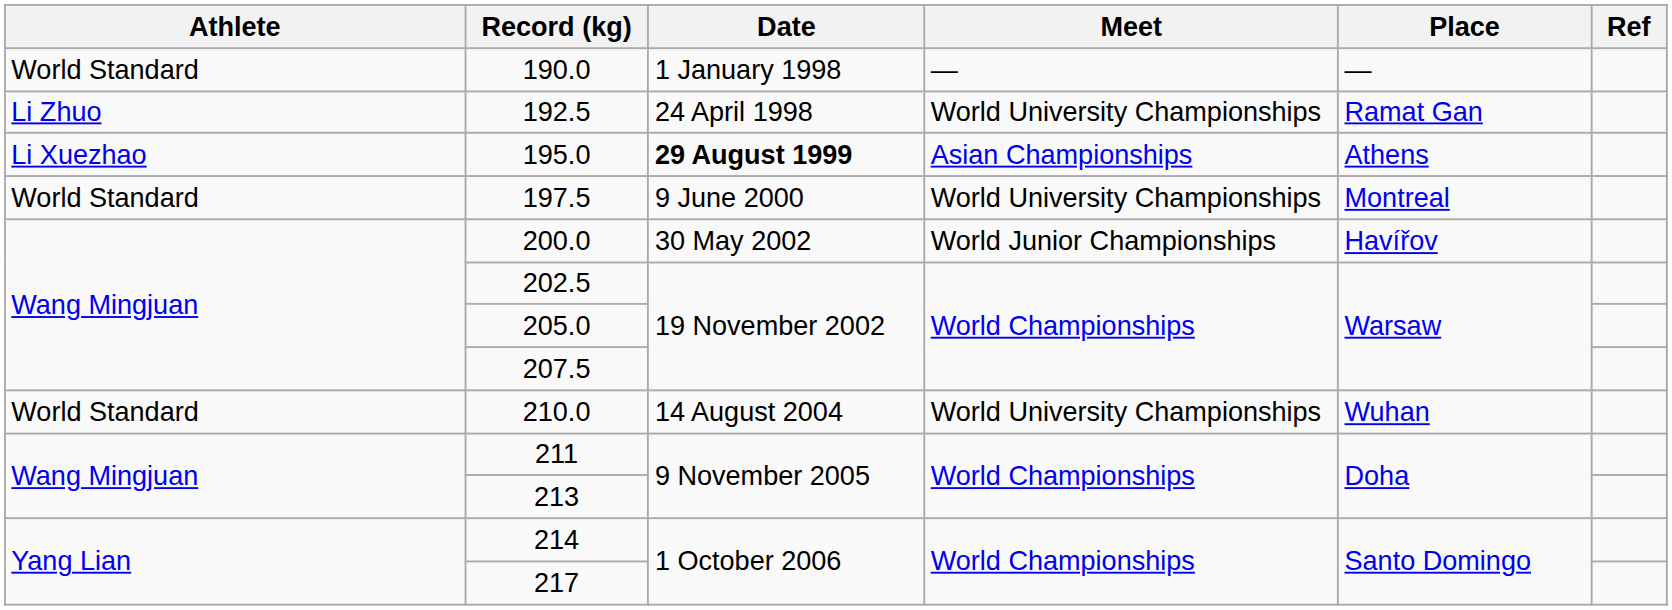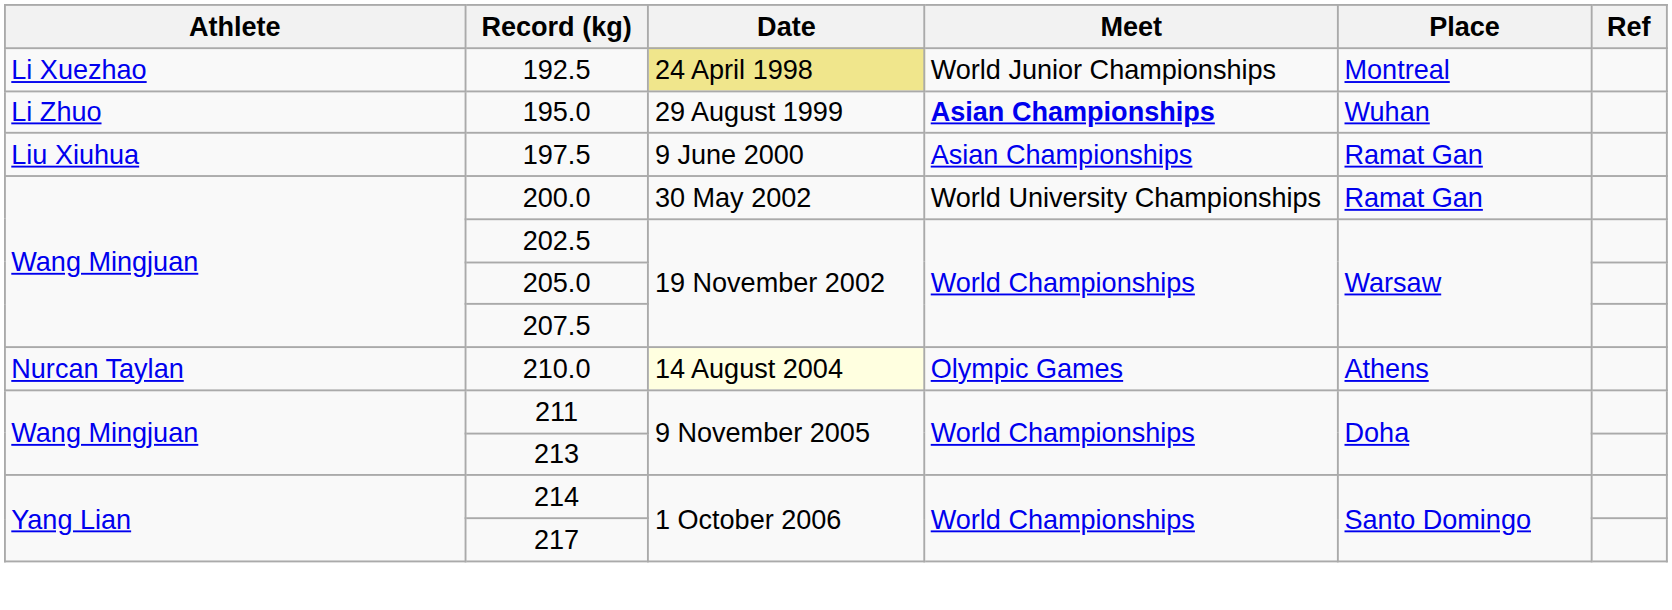- row: (557, 69)
(56, 112) Li Zhuo -> (79, 69) Li Xuezhao
(734, 112) no background -> (734, 69) khaki background
(1126, 112) World University Championships -> (1103, 69) World Junior Championships
(1414, 112) Ramat Gan -> (1397, 69) Montreal
(79, 155) Li Xuezhao -> (56, 112) Li Zhuo
(754, 155) bold -> (749, 112) normal
(1062, 155) normal -> (1073, 112) bold
(1387, 155) Athens -> (1387, 112) Wuhan
(105, 198) World Standard -> (75, 155) Liu Xiuhua
(1126, 198) World University Championships -> (1062, 155) Asian Championships
(1397, 198) Montreal -> (1414, 155) Ramat Gan
(1103, 241) World Junior Championships -> (1126, 198) World University Championships
(1391, 241) Havířov -> (1414, 198) Ramat Gan
(105, 412) World Standard -> (98, 369) Nurcan Taylan
(749, 412) no background -> (749, 369) lightyellow background
(1126, 412) World University Championships -> (1027, 369) Olympic Games
(1387, 412) Wuhan -> (1387, 369) Athens
